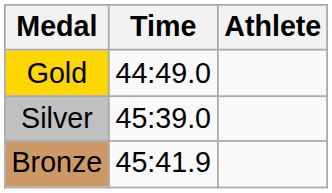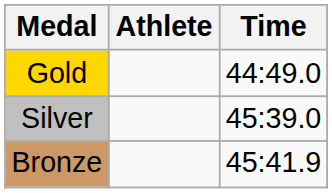columns swapped: (273, 27) <-> (163, 27)
